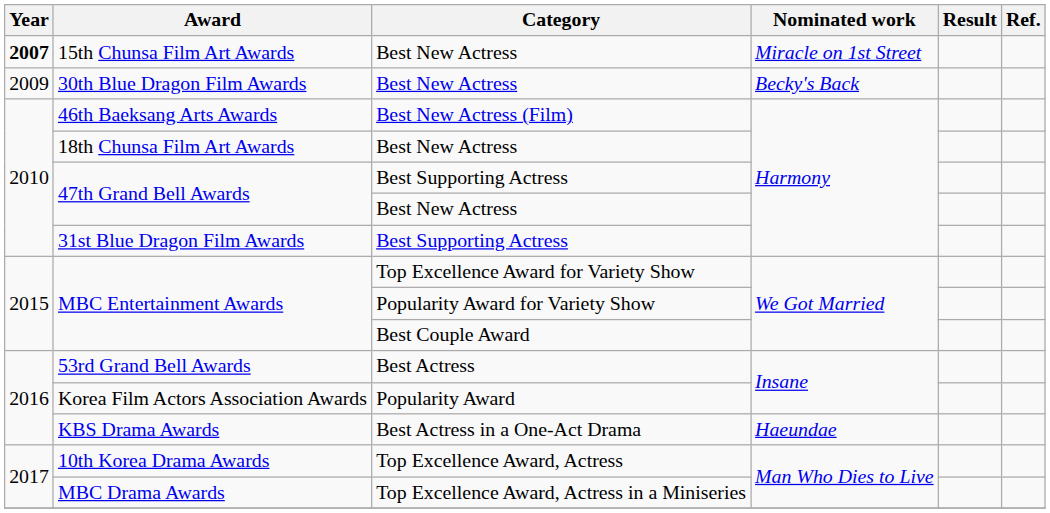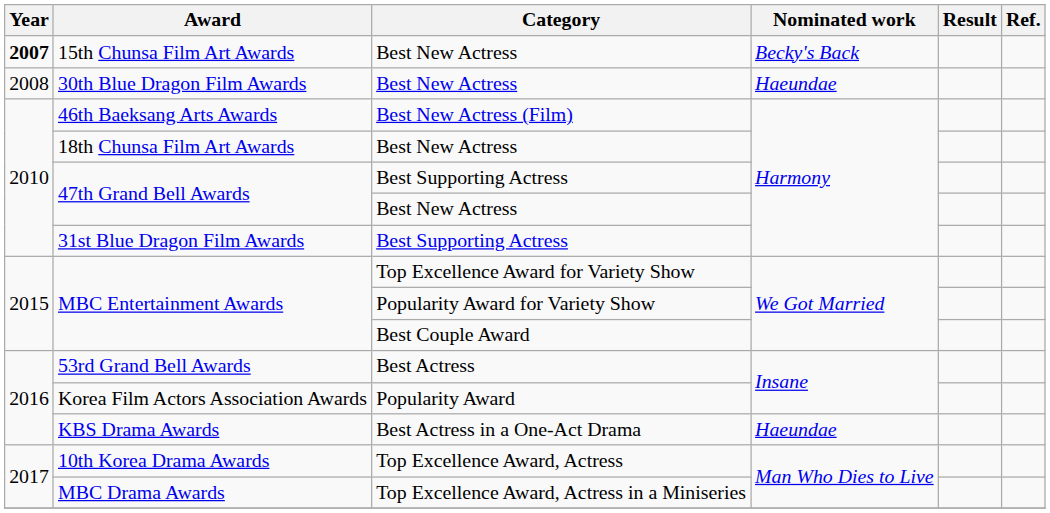(838, 51) Miracle on 1st Street -> (807, 51) Becky's Back
(29, 83) 2009 -> (29, 83) 2008
(807, 83) Becky's Back -> (796, 83) Haeundae
